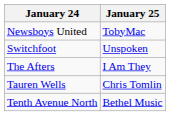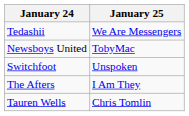+ row: (26, 31)
- row: (52, 102)
